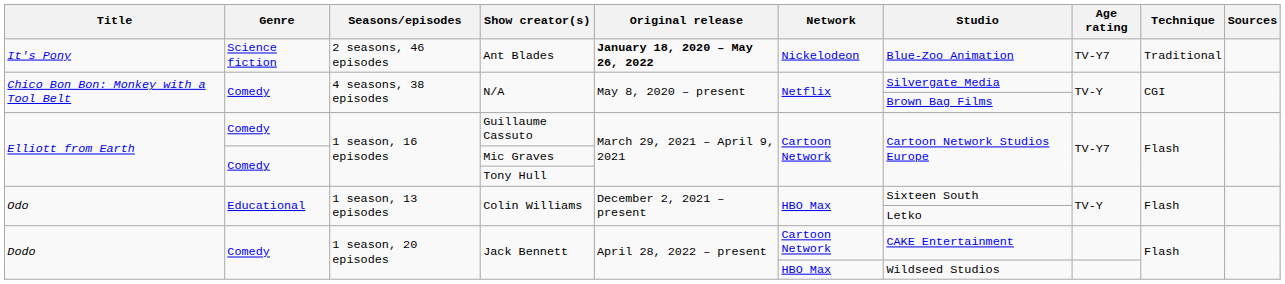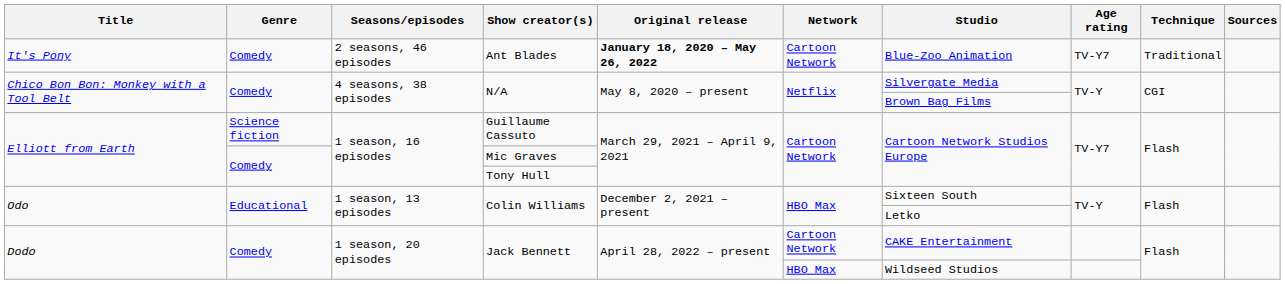(252, 55) Science fiction -> (251, 55) Comedy
(820, 55) Nickelodeon -> (811, 55) Cartoon Network
(249, 129) Comedy -> (254, 129) Science fiction
